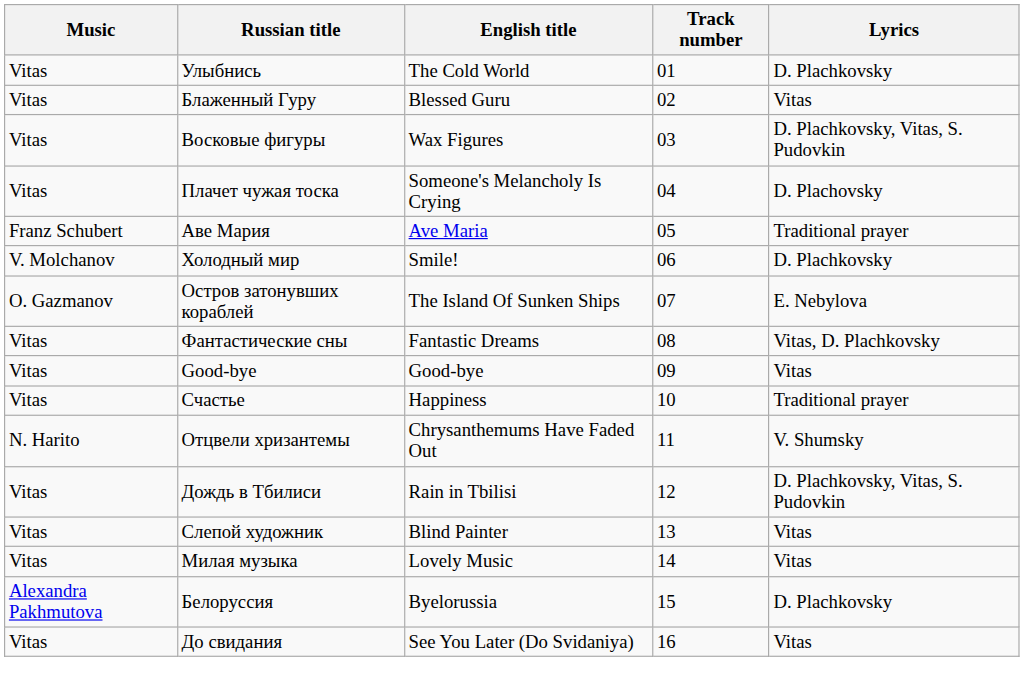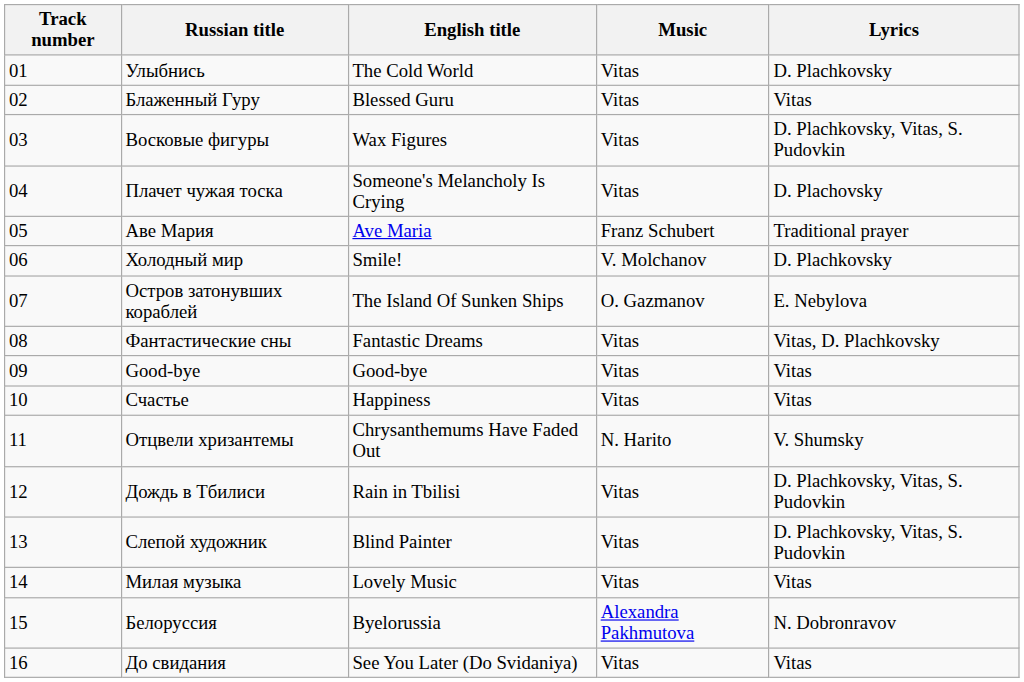columns swapped: (711, 29) <-> (91, 29)
(841, 400) Traditional prayer -> (793, 400) Vitas
(793, 531) Vitas -> (868, 542) D. Plachkovsky, Vitas, S. Pudovkin
(833, 601) D. Plachkovsky -> (835, 622) N. Dobronravov
